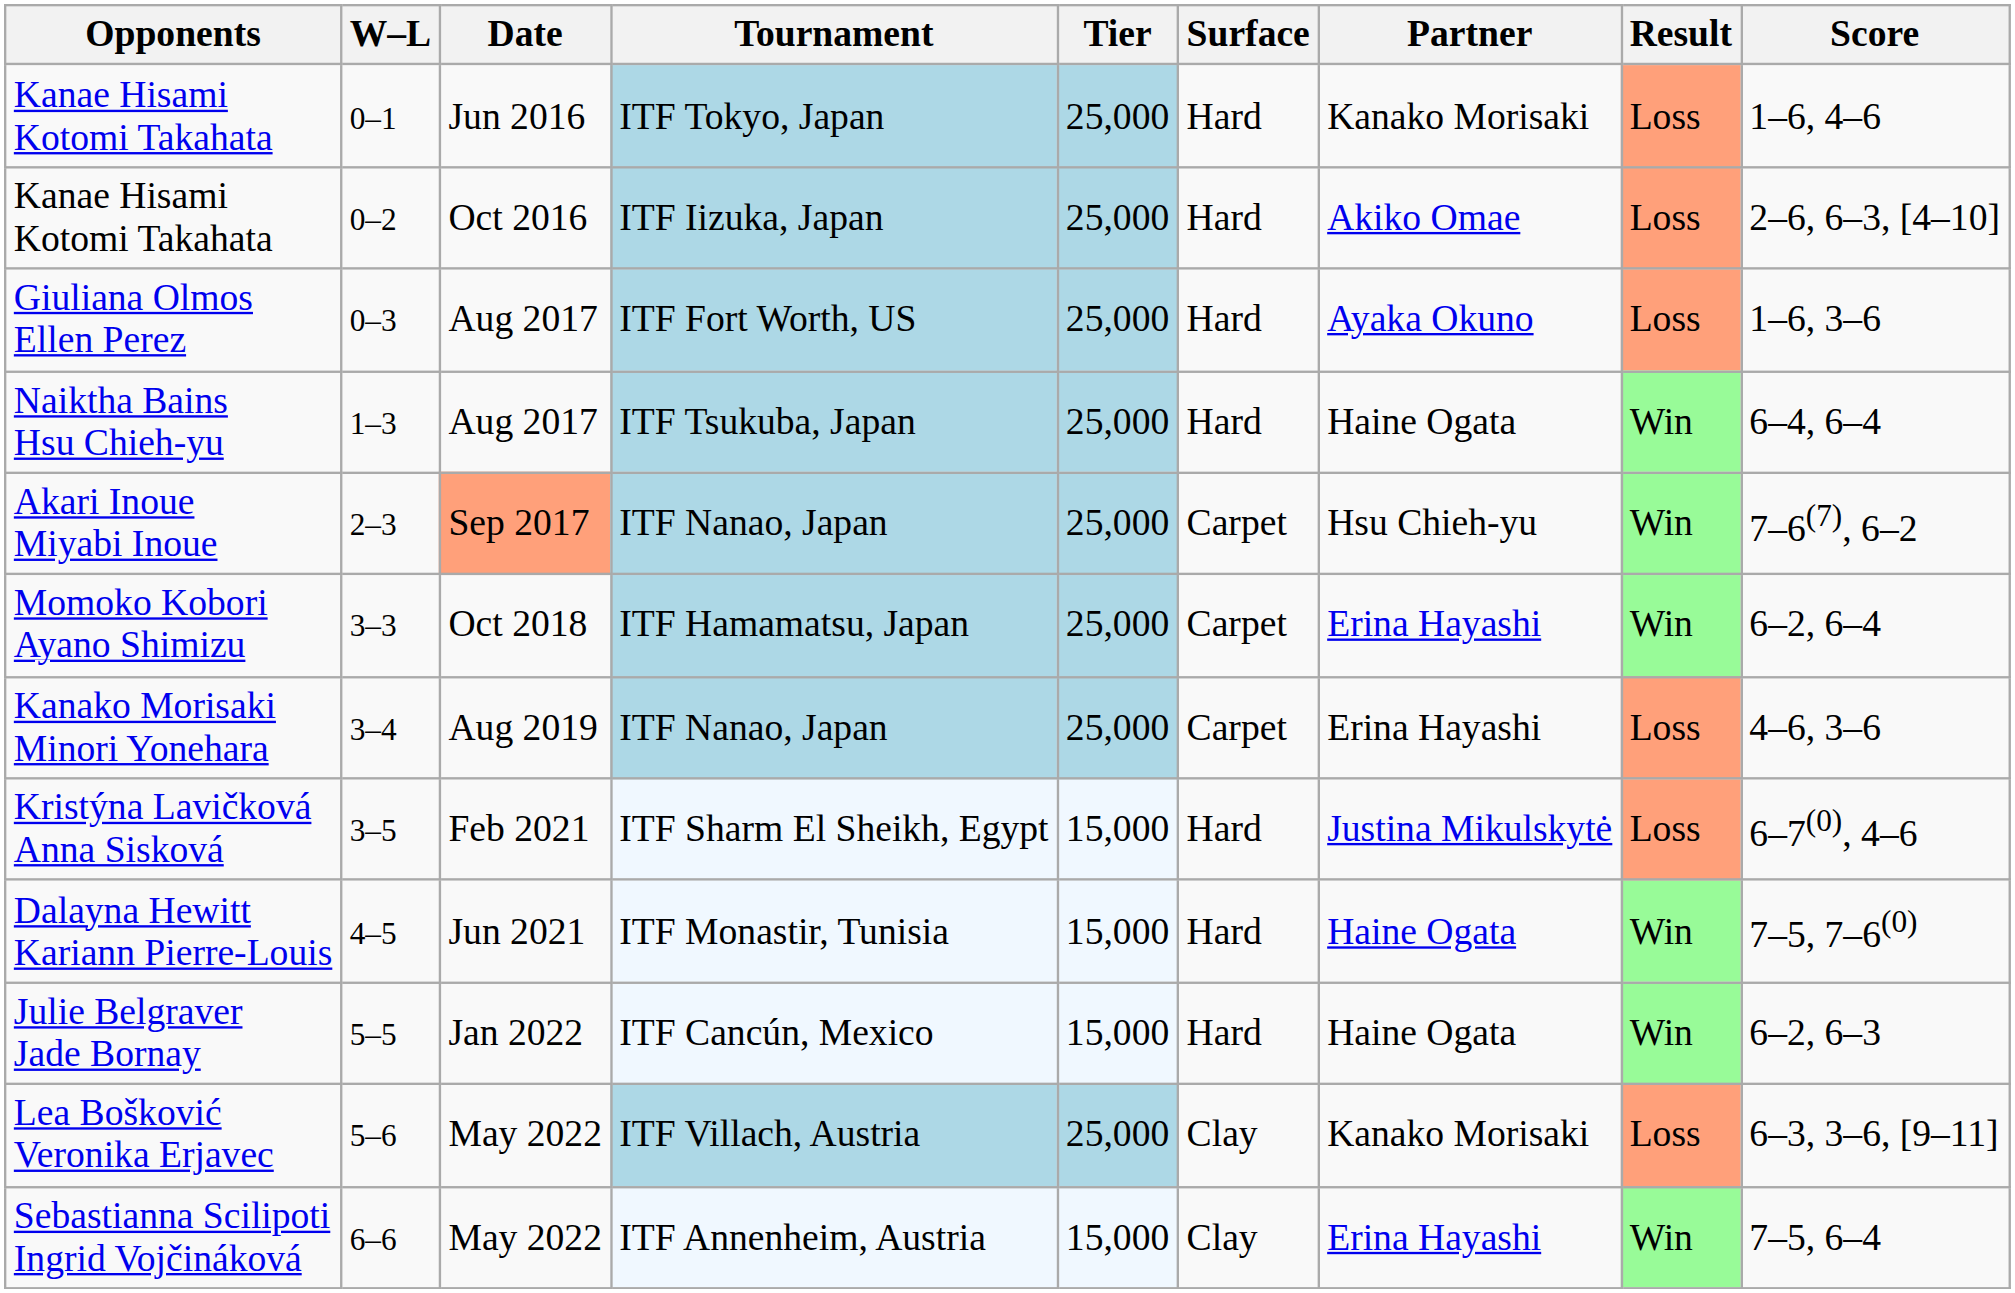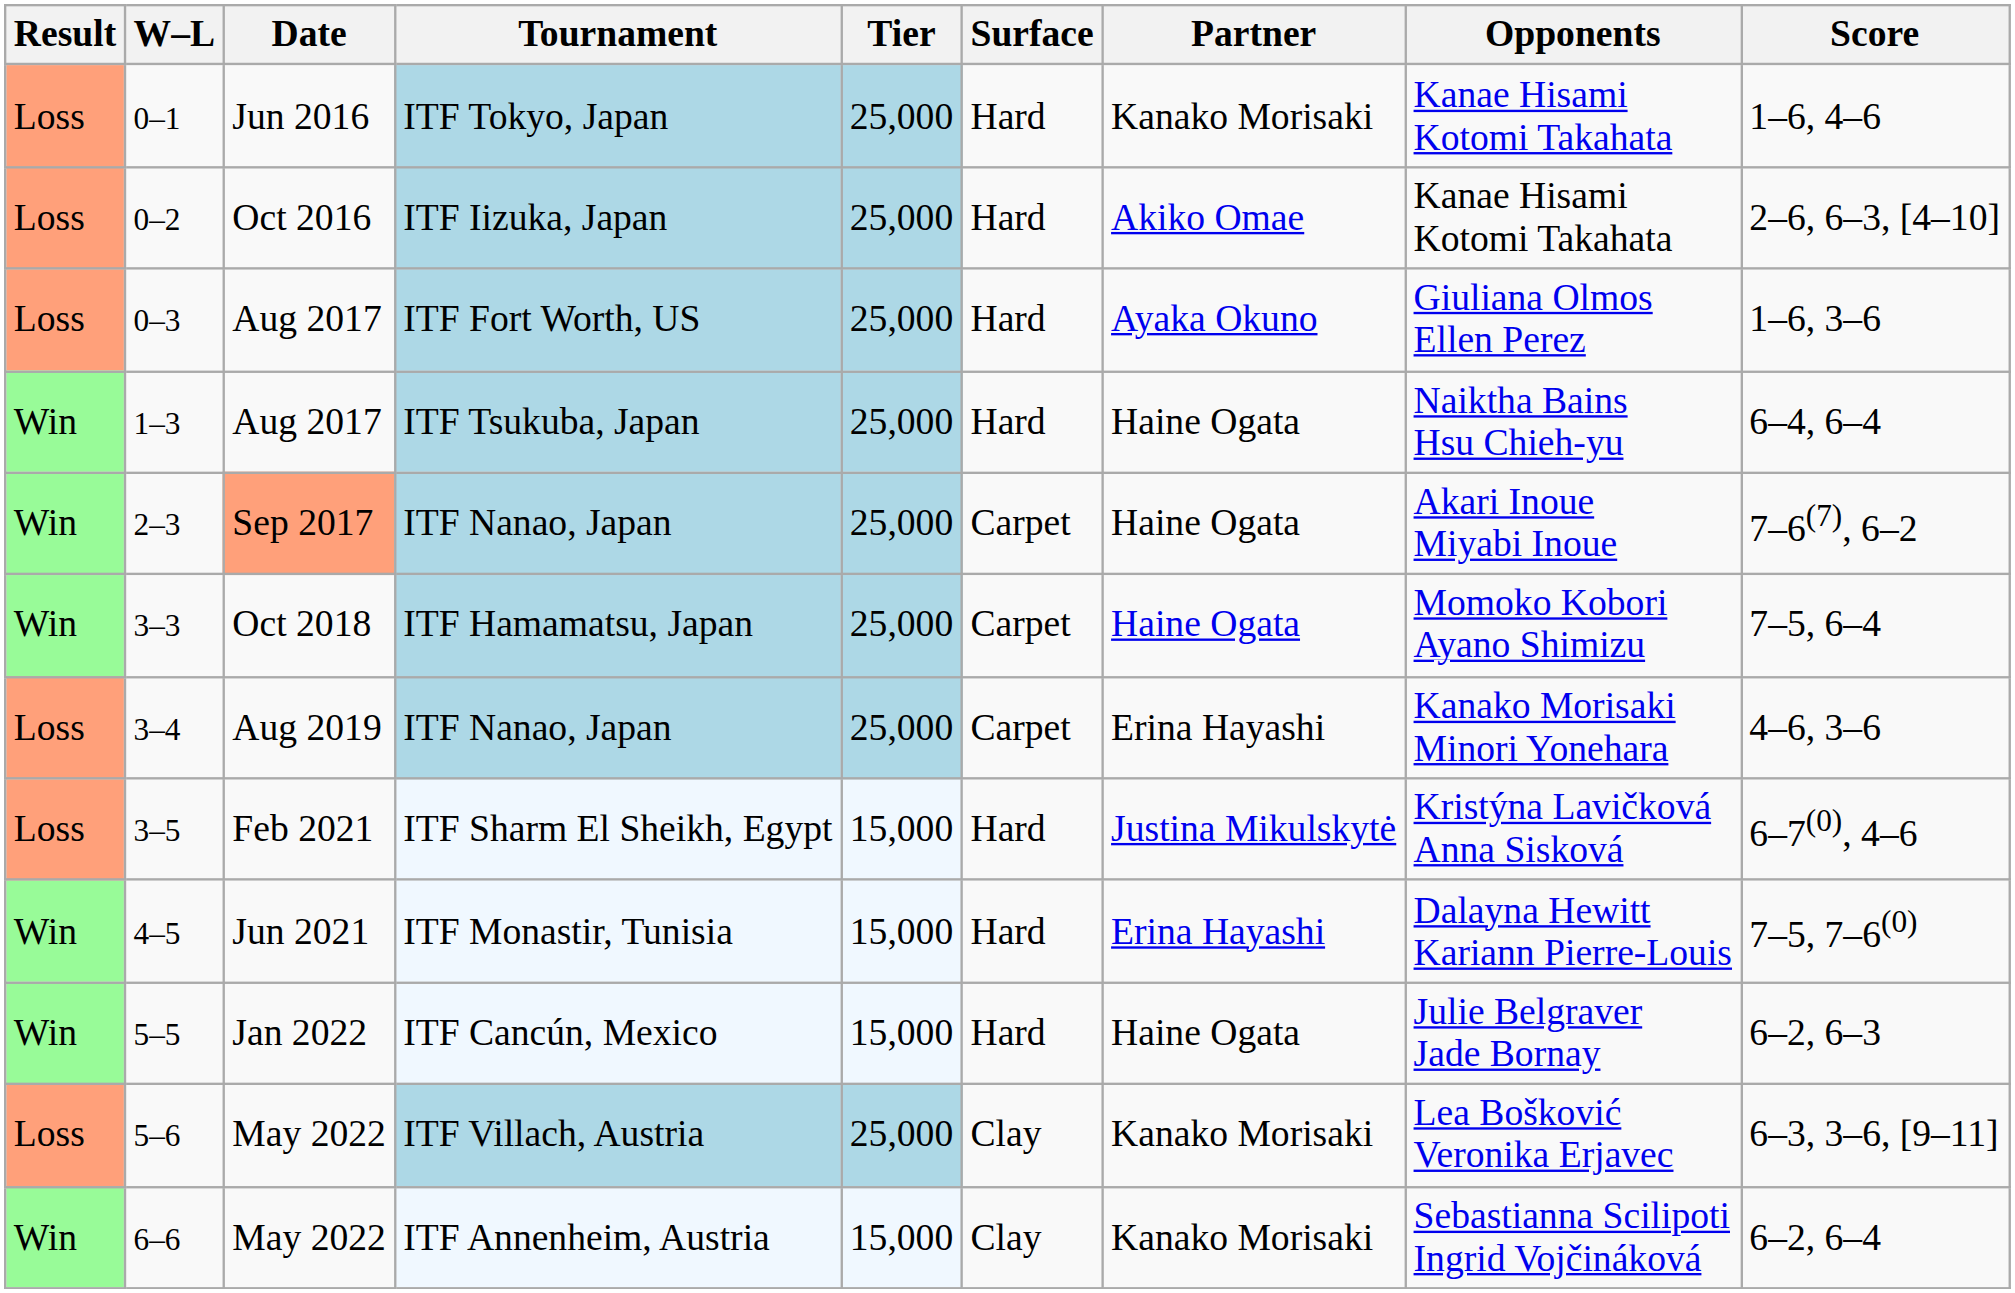columns swapped: (1681, 34) <-> (173, 34)
(1432, 522) Hsu Chieh-yu -> (1206, 522) Haine Ogata
(1434, 624) Erina Hayashi -> (1206, 624) Haine Ogata
(1815, 624) 6–2, 6–4 -> (1815, 624) 7–5, 6–4
(1422, 930) Haine Ogata -> (1218, 930) Erina Hayashi
(1434, 1236) Erina Hayashi -> (1242, 1236) Kanako Morisaki
(1815, 1236) 7–5, 6–4 -> (1815, 1236) 6–2, 6–4
